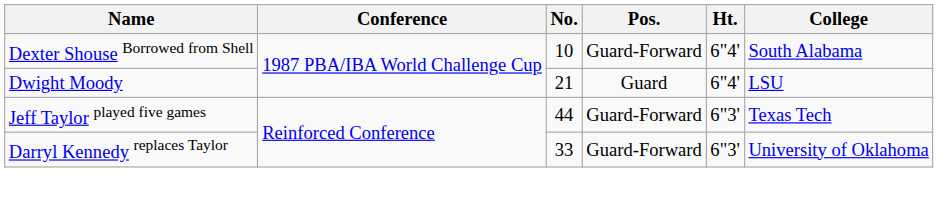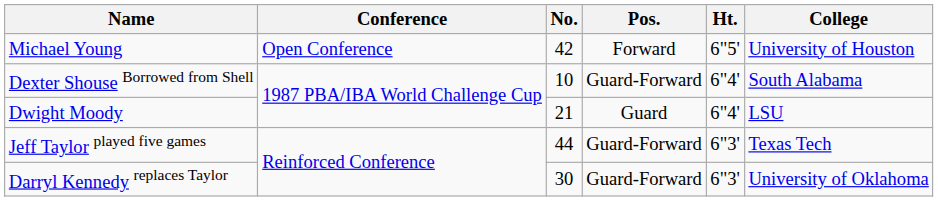+ row: (66, 48)
(564, 149) 33 -> (564, 178) 30
